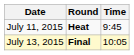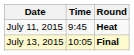columns swapped: (115, 12) <-> (83, 12)
